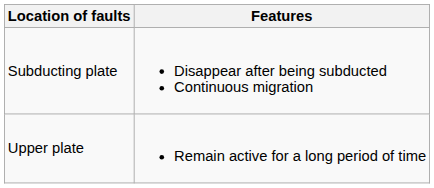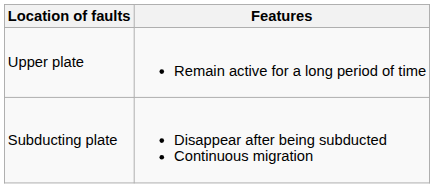rows swapped: (46, 148) <-> (63, 70)
